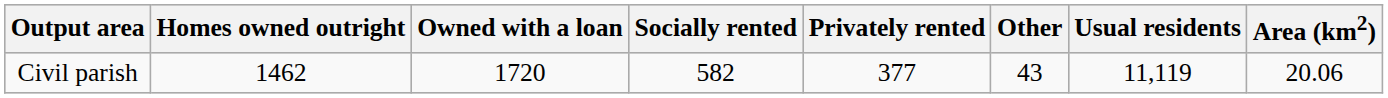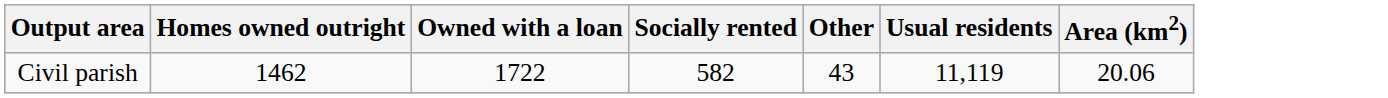- column: (897, 28)
(520, 72) 1720 -> (520, 72) 1722
